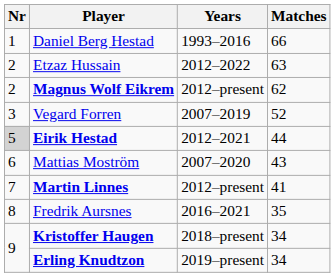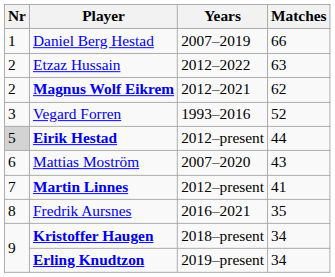(216, 41) 1993–2016 -> (216, 41) 2007–2019
(223, 89) 2012–present -> (216, 89) 2012–2021
(216, 114) 2007–2019 -> (216, 114) 1993–2016
(216, 138) 2012–2021 -> (223, 138) 2012–present
